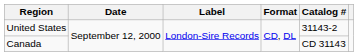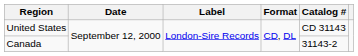(320, 28) 31143-2 -> (324, 28) CD 31143
(324, 43) CD 31143 -> (320, 43) 31143-2
